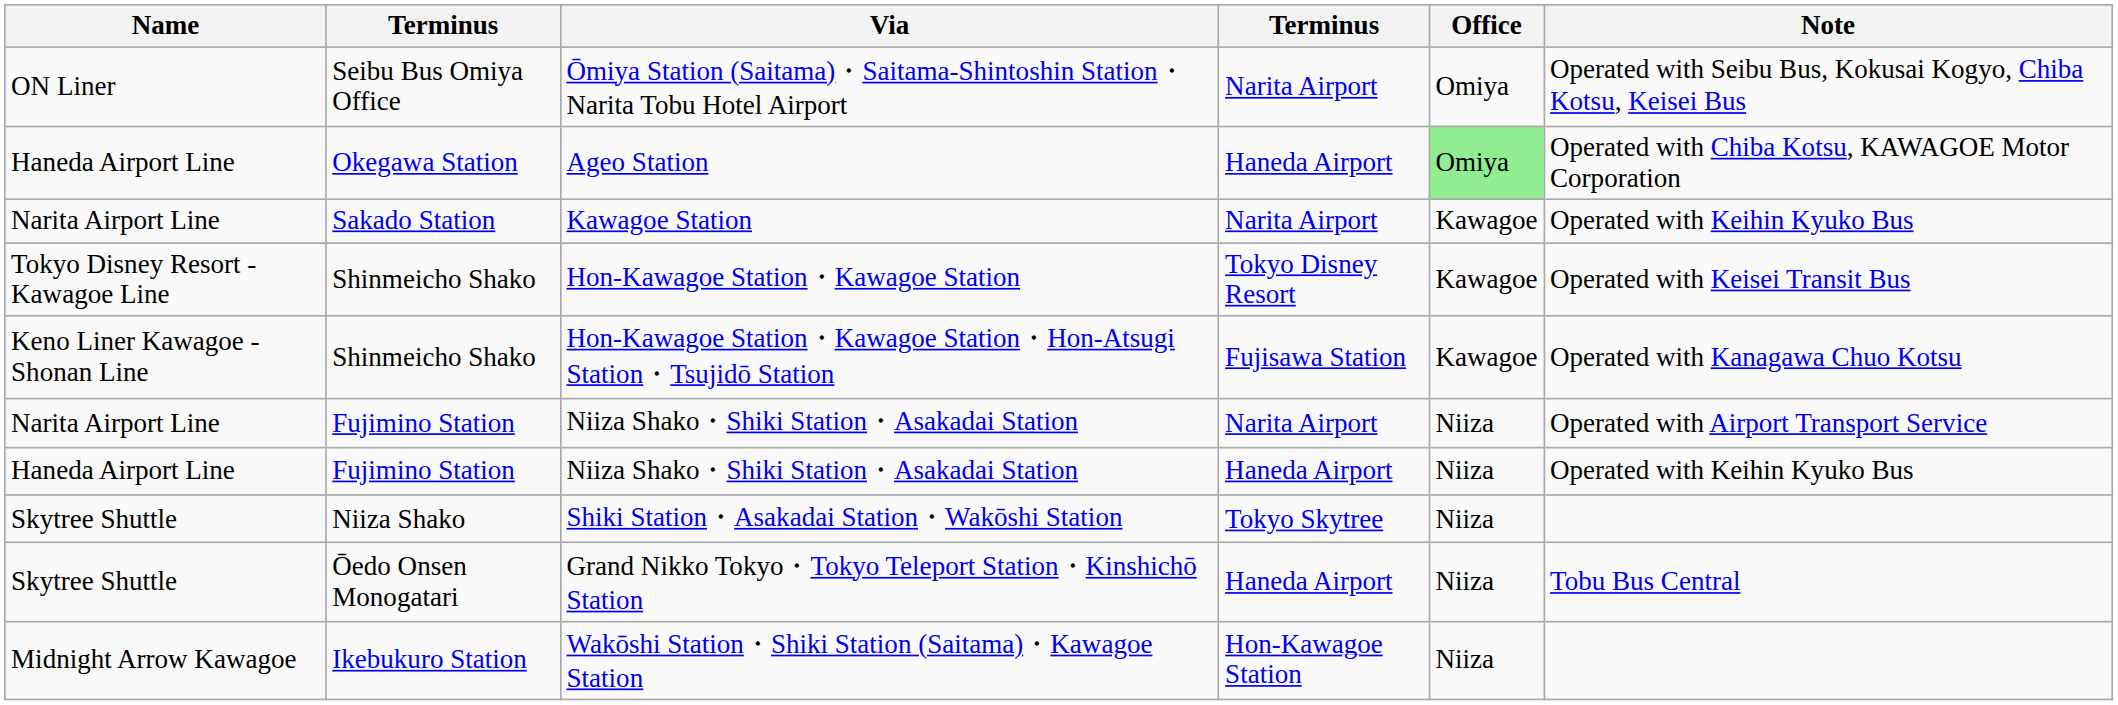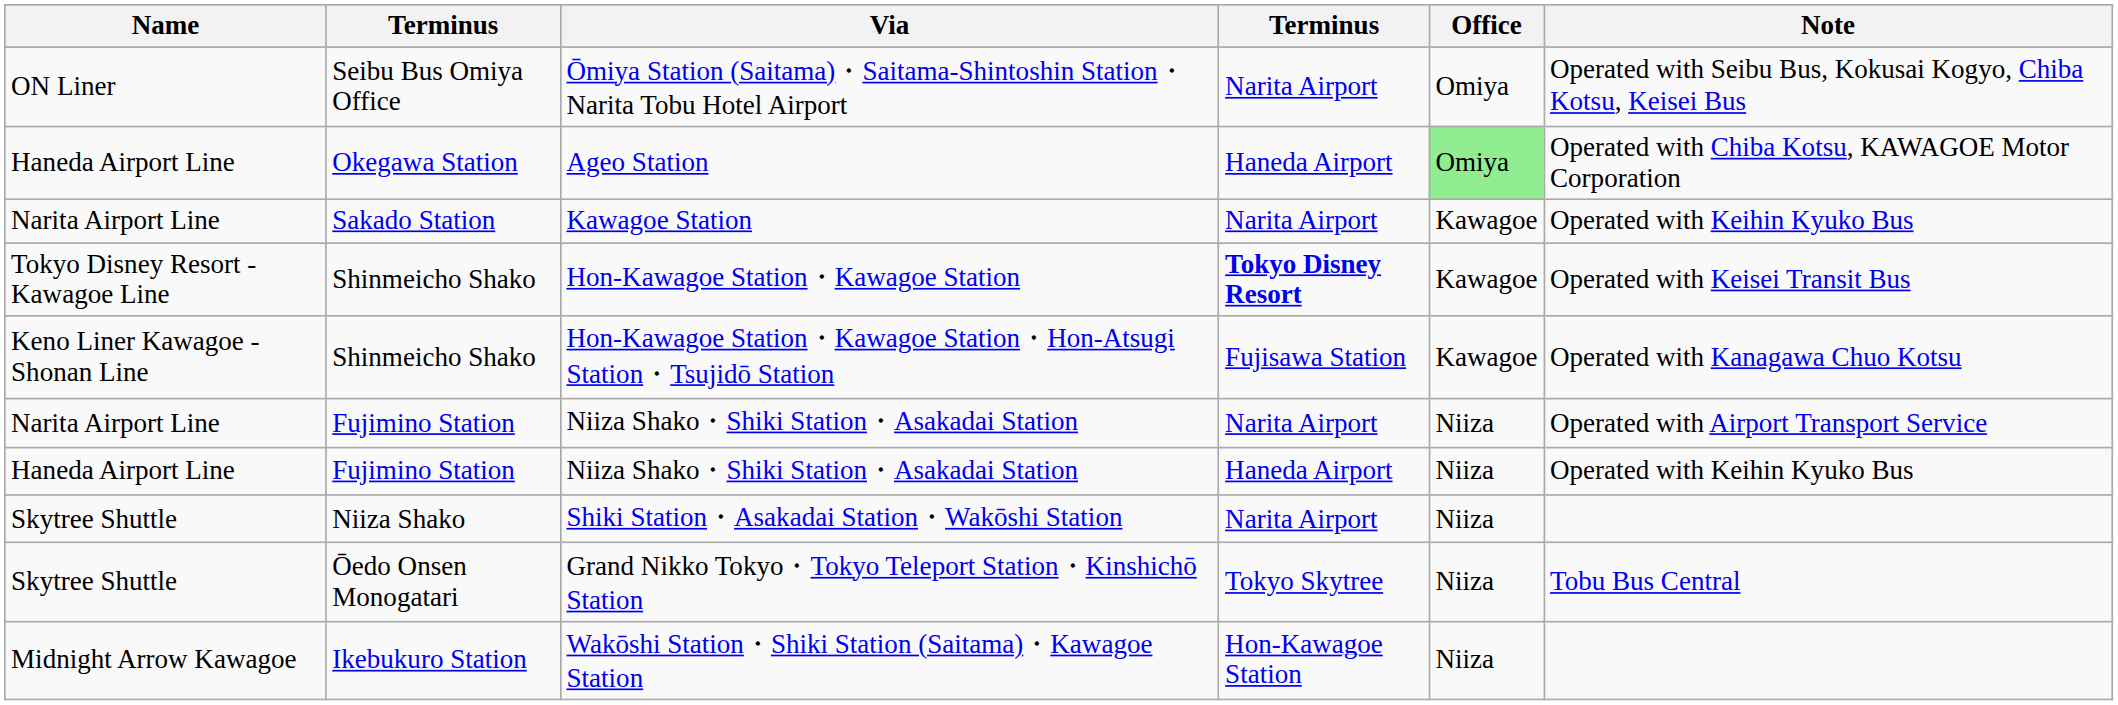(1301, 278) normal -> (1303, 278) bold
(1304, 518) Tokyo Skytree -> (1301, 518) Narita Airport
(1309, 581) Haneda Airport -> (1304, 581) Tokyo Skytree
